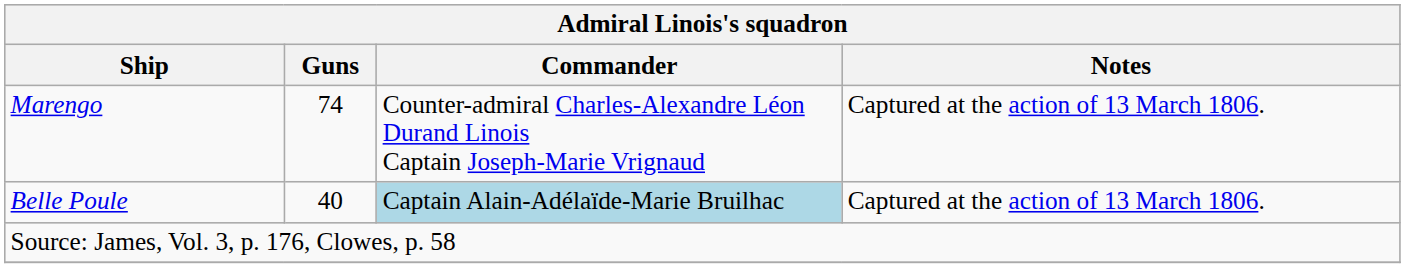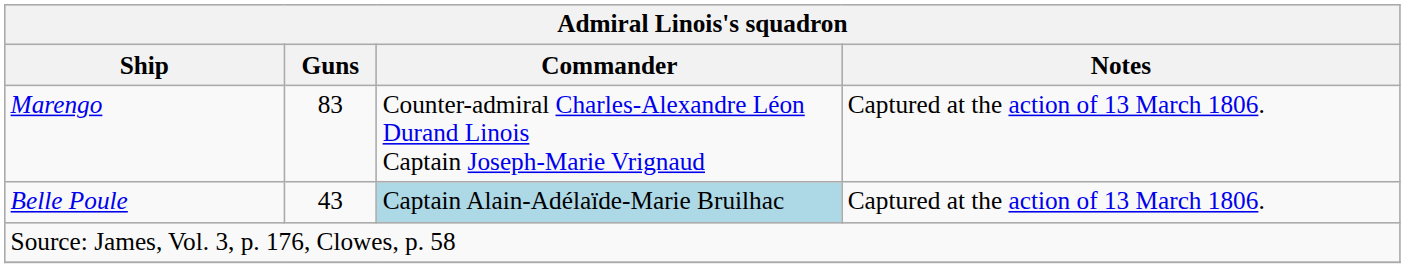(330, 104) 74 -> (330, 104) 83
(330, 201) 40 -> (330, 201) 43
